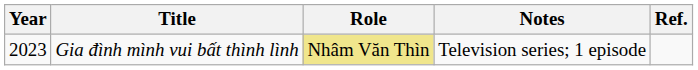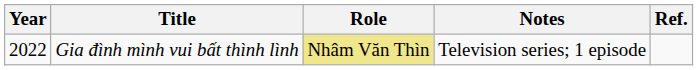(28, 49) 2023 -> (28, 49) 2022
